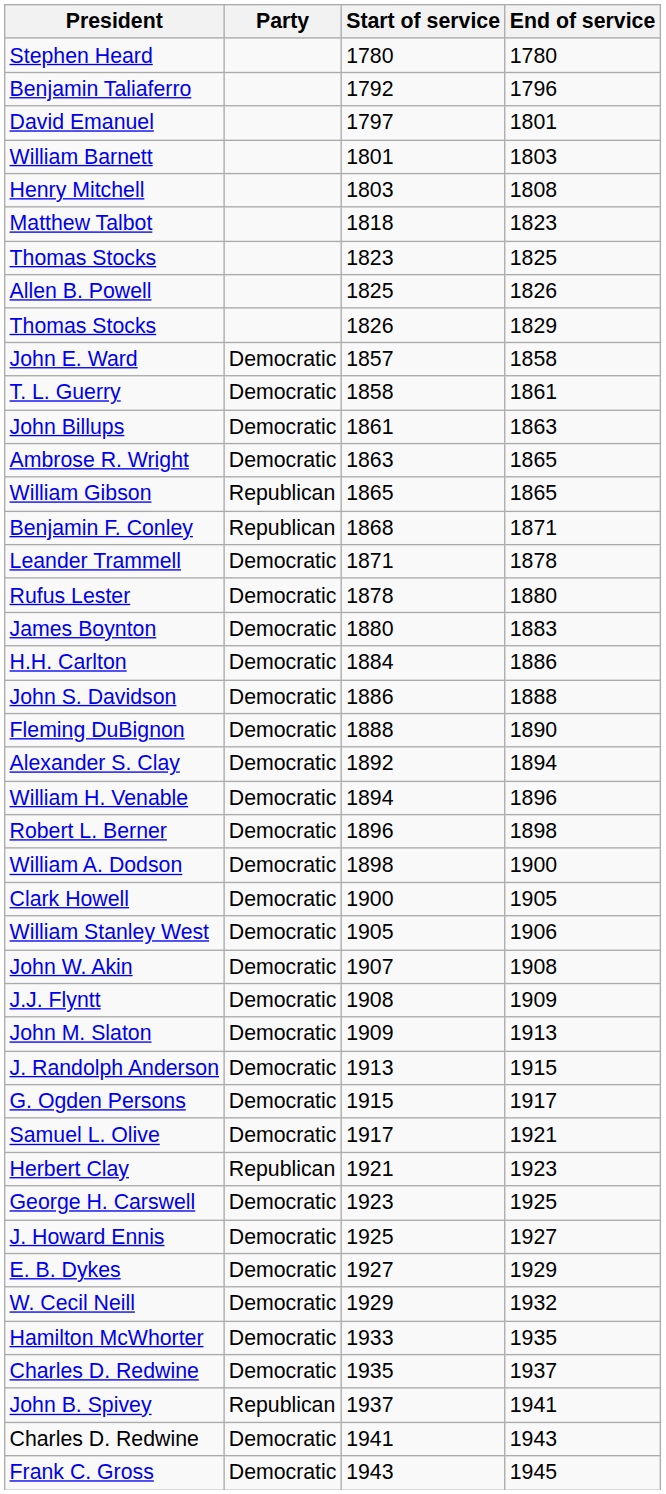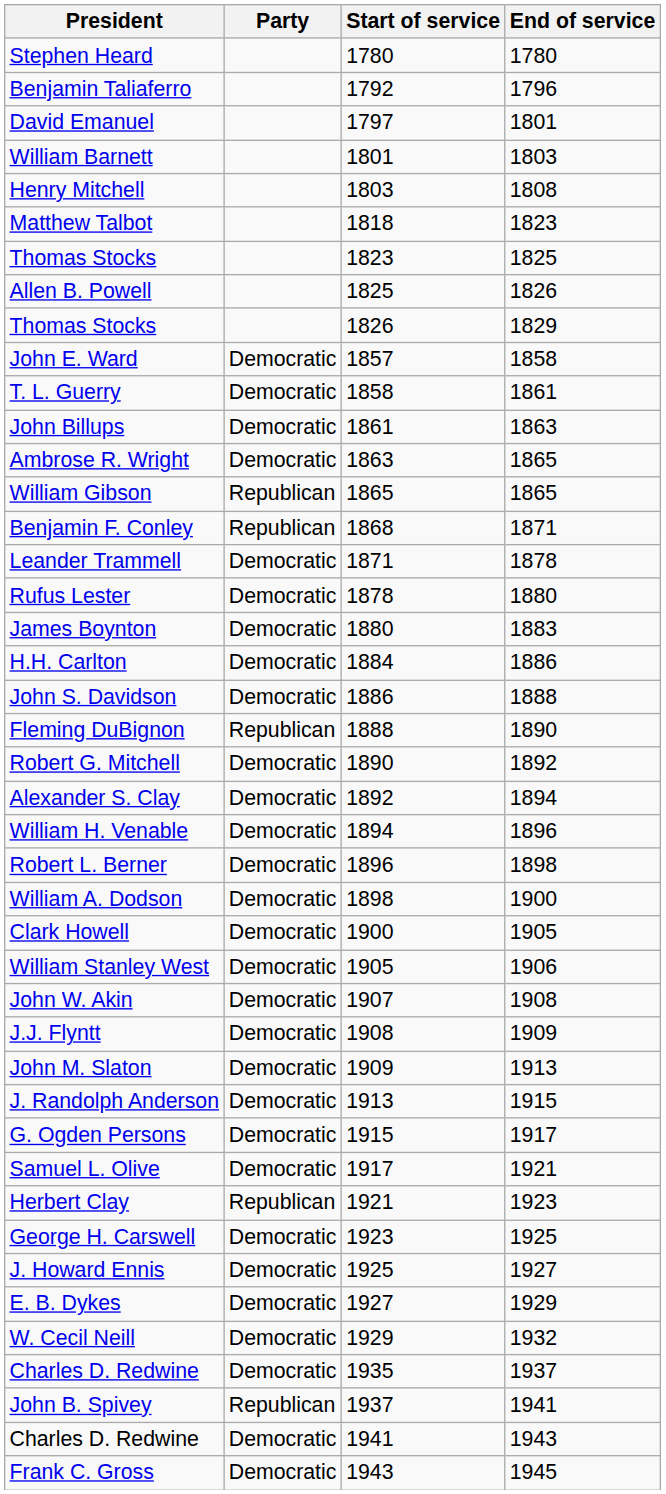(283, 730) Democratic -> (282, 730) Republican
+ row: (95, 763)
- row: (107, 1337)
